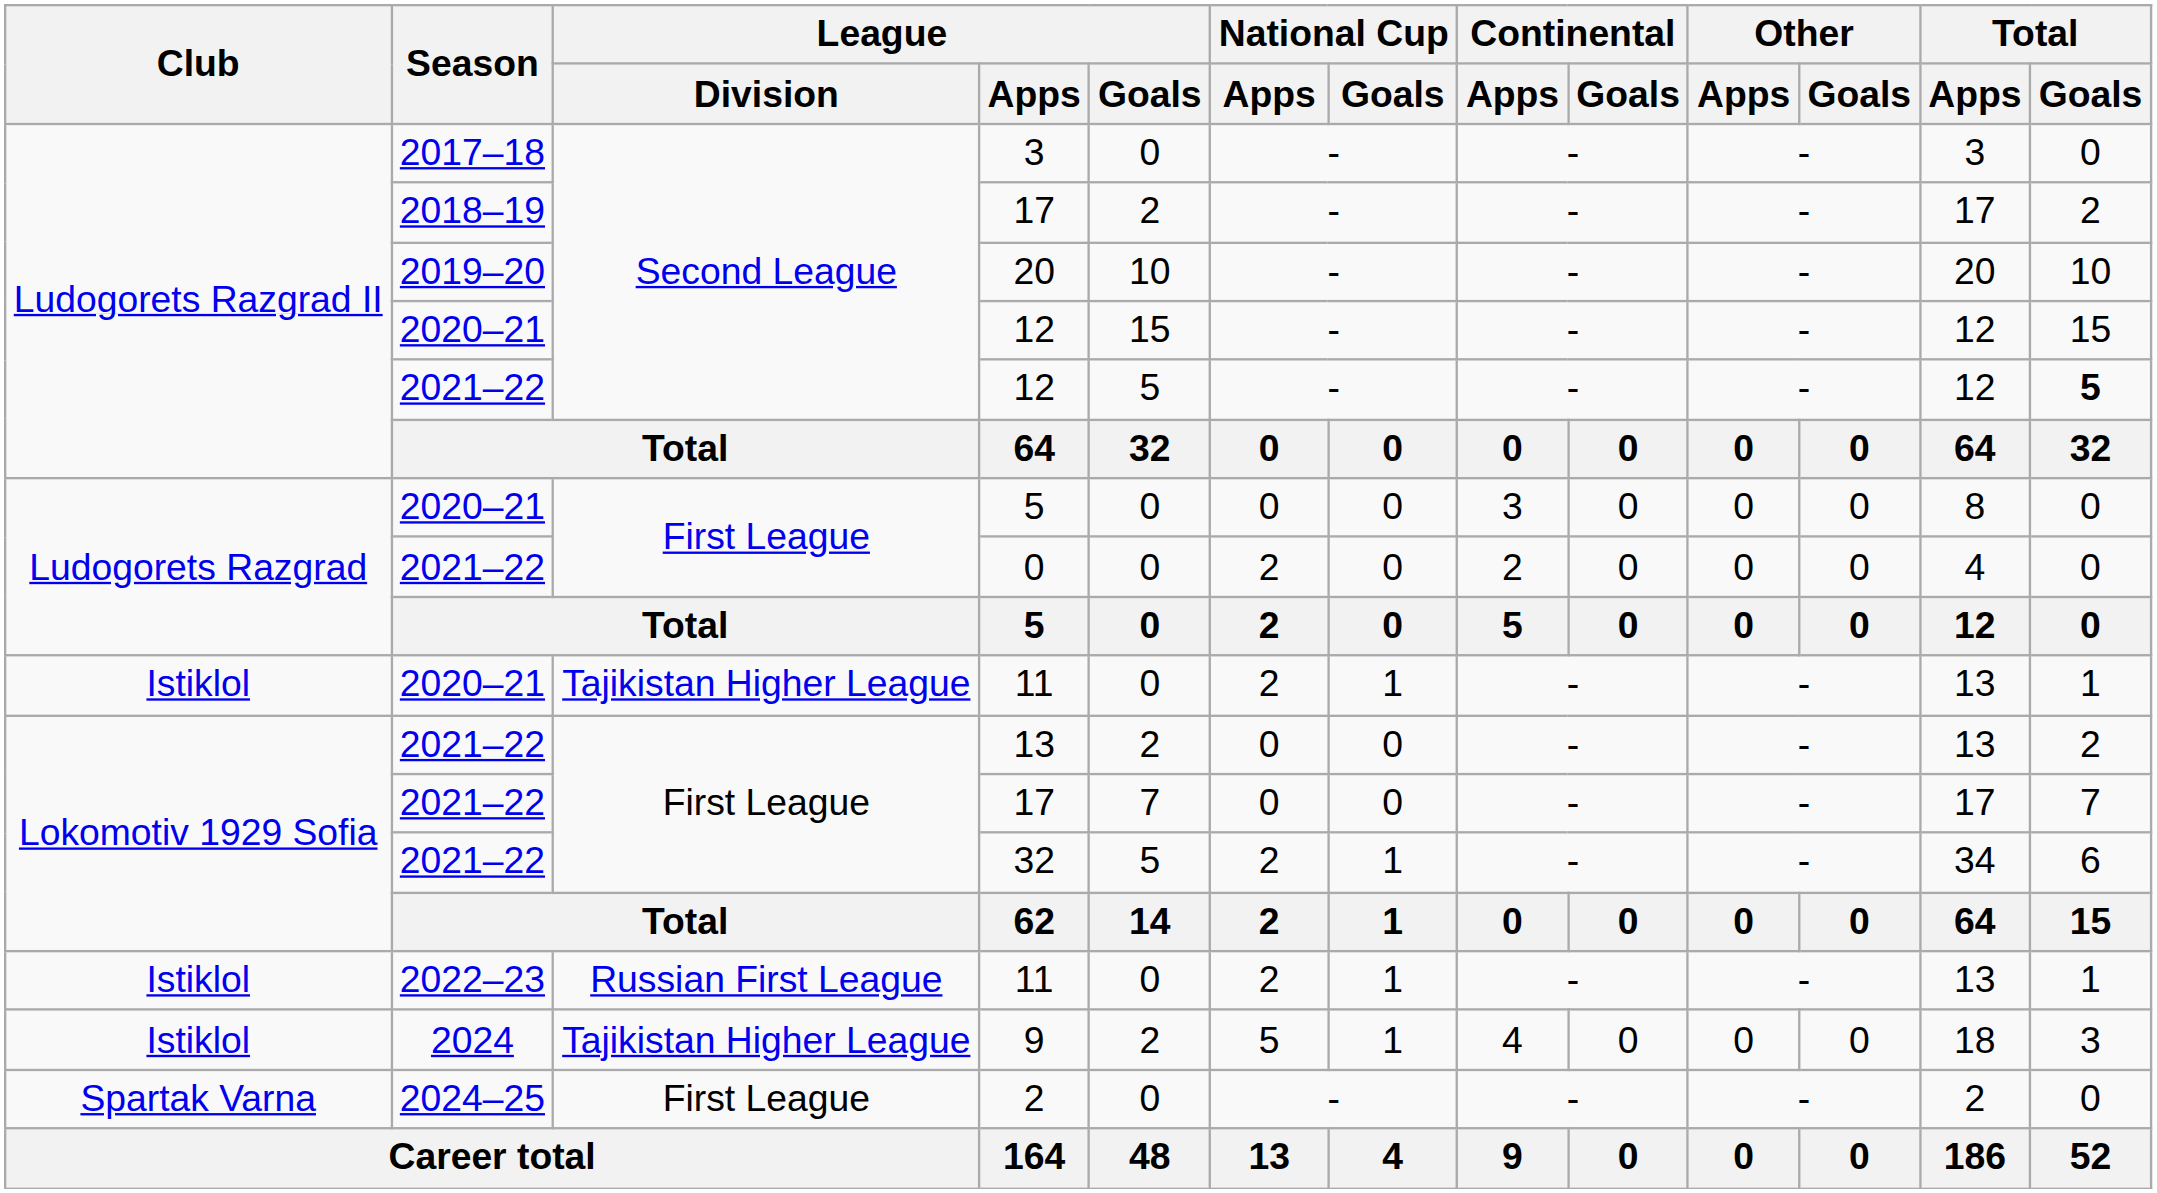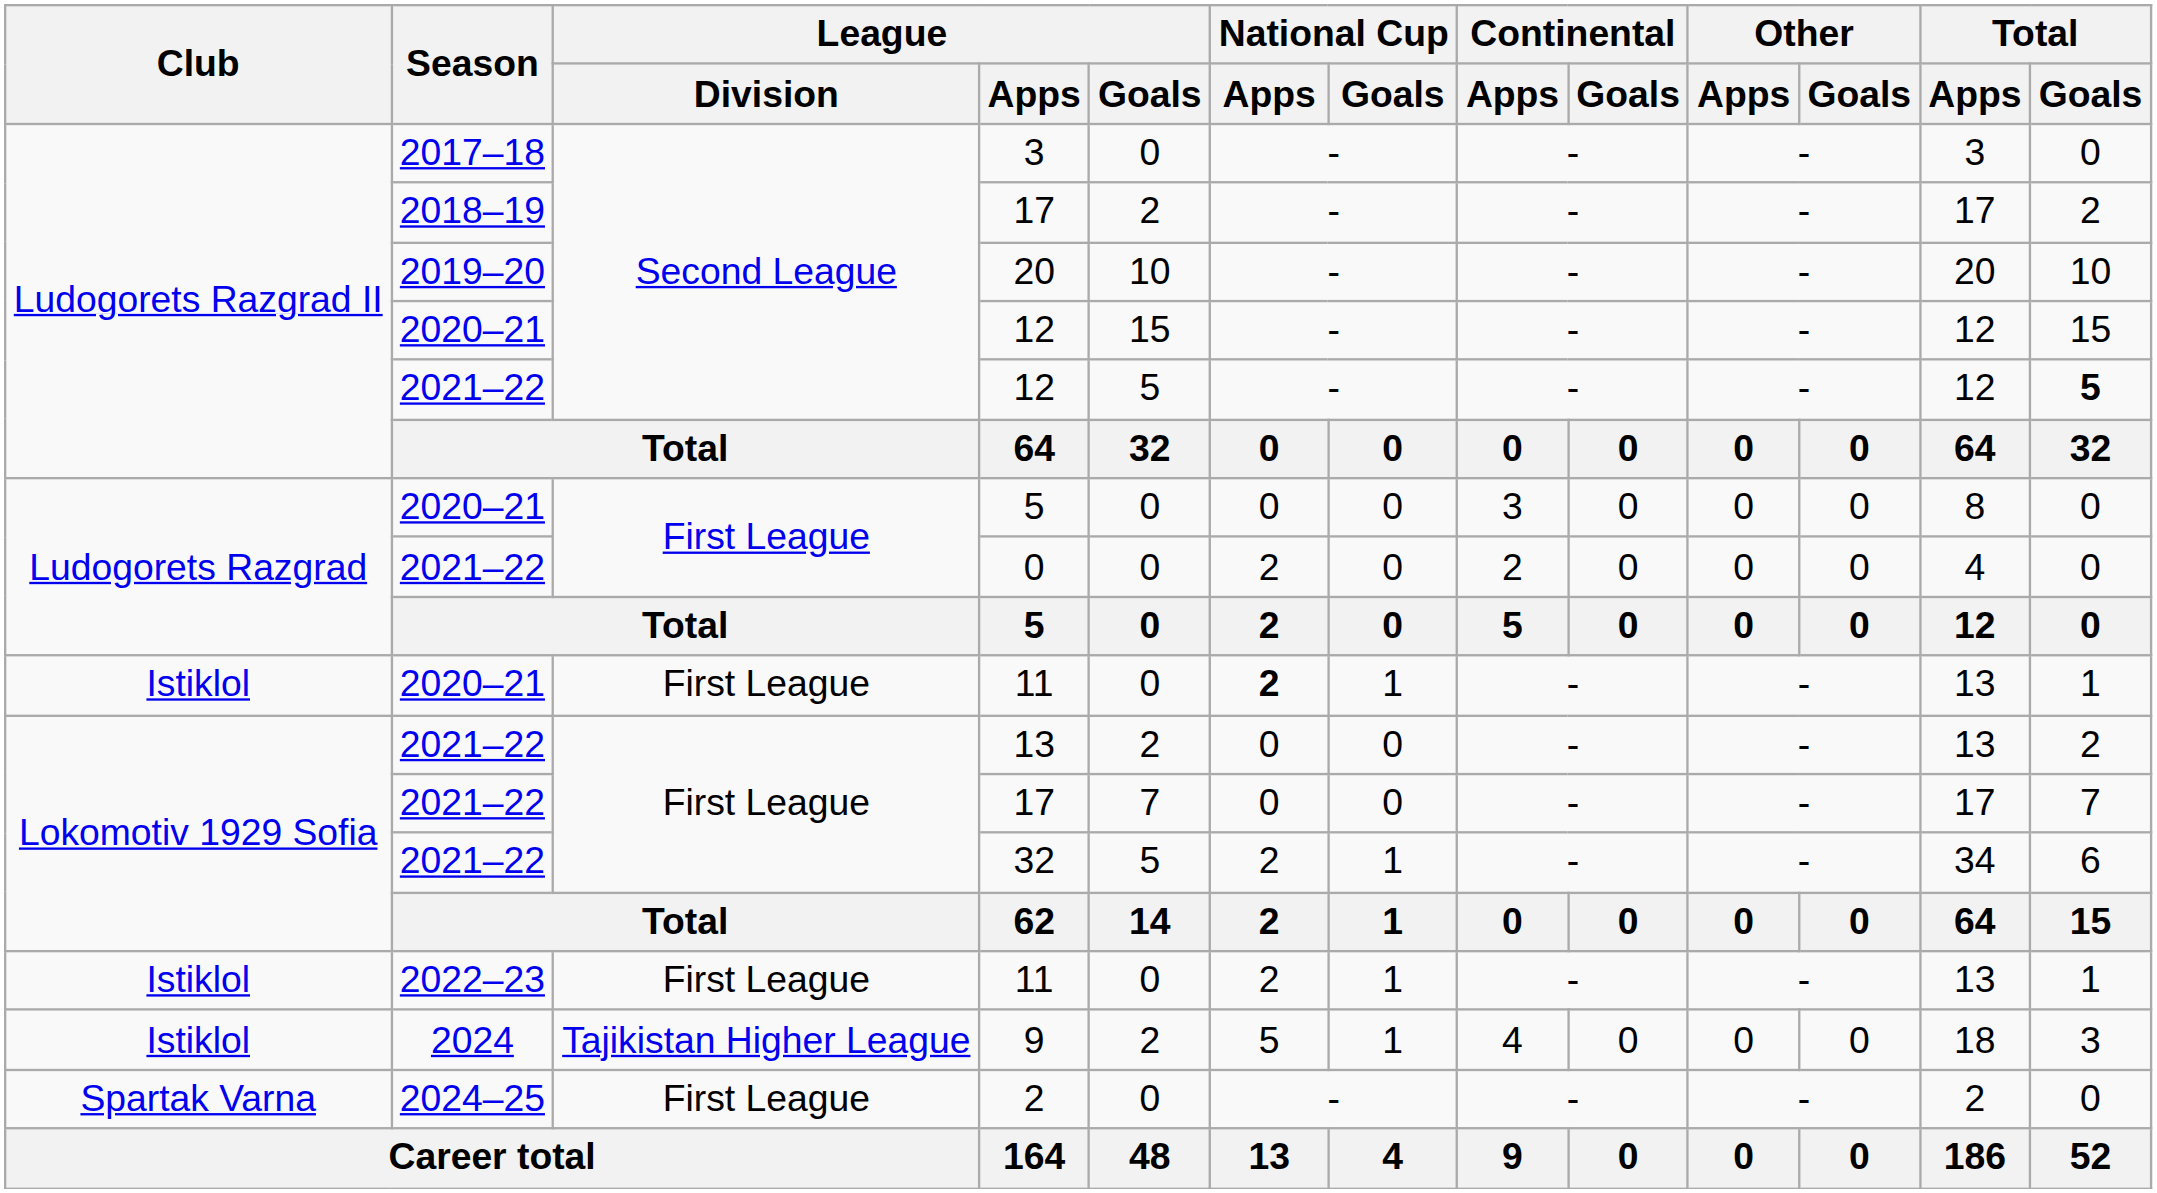(766, 684) Tajikistan Higher League -> (766, 684) First League
(1269, 684) normal -> (1269, 684) bold
(766, 980) Russian First League -> (766, 980) First League
